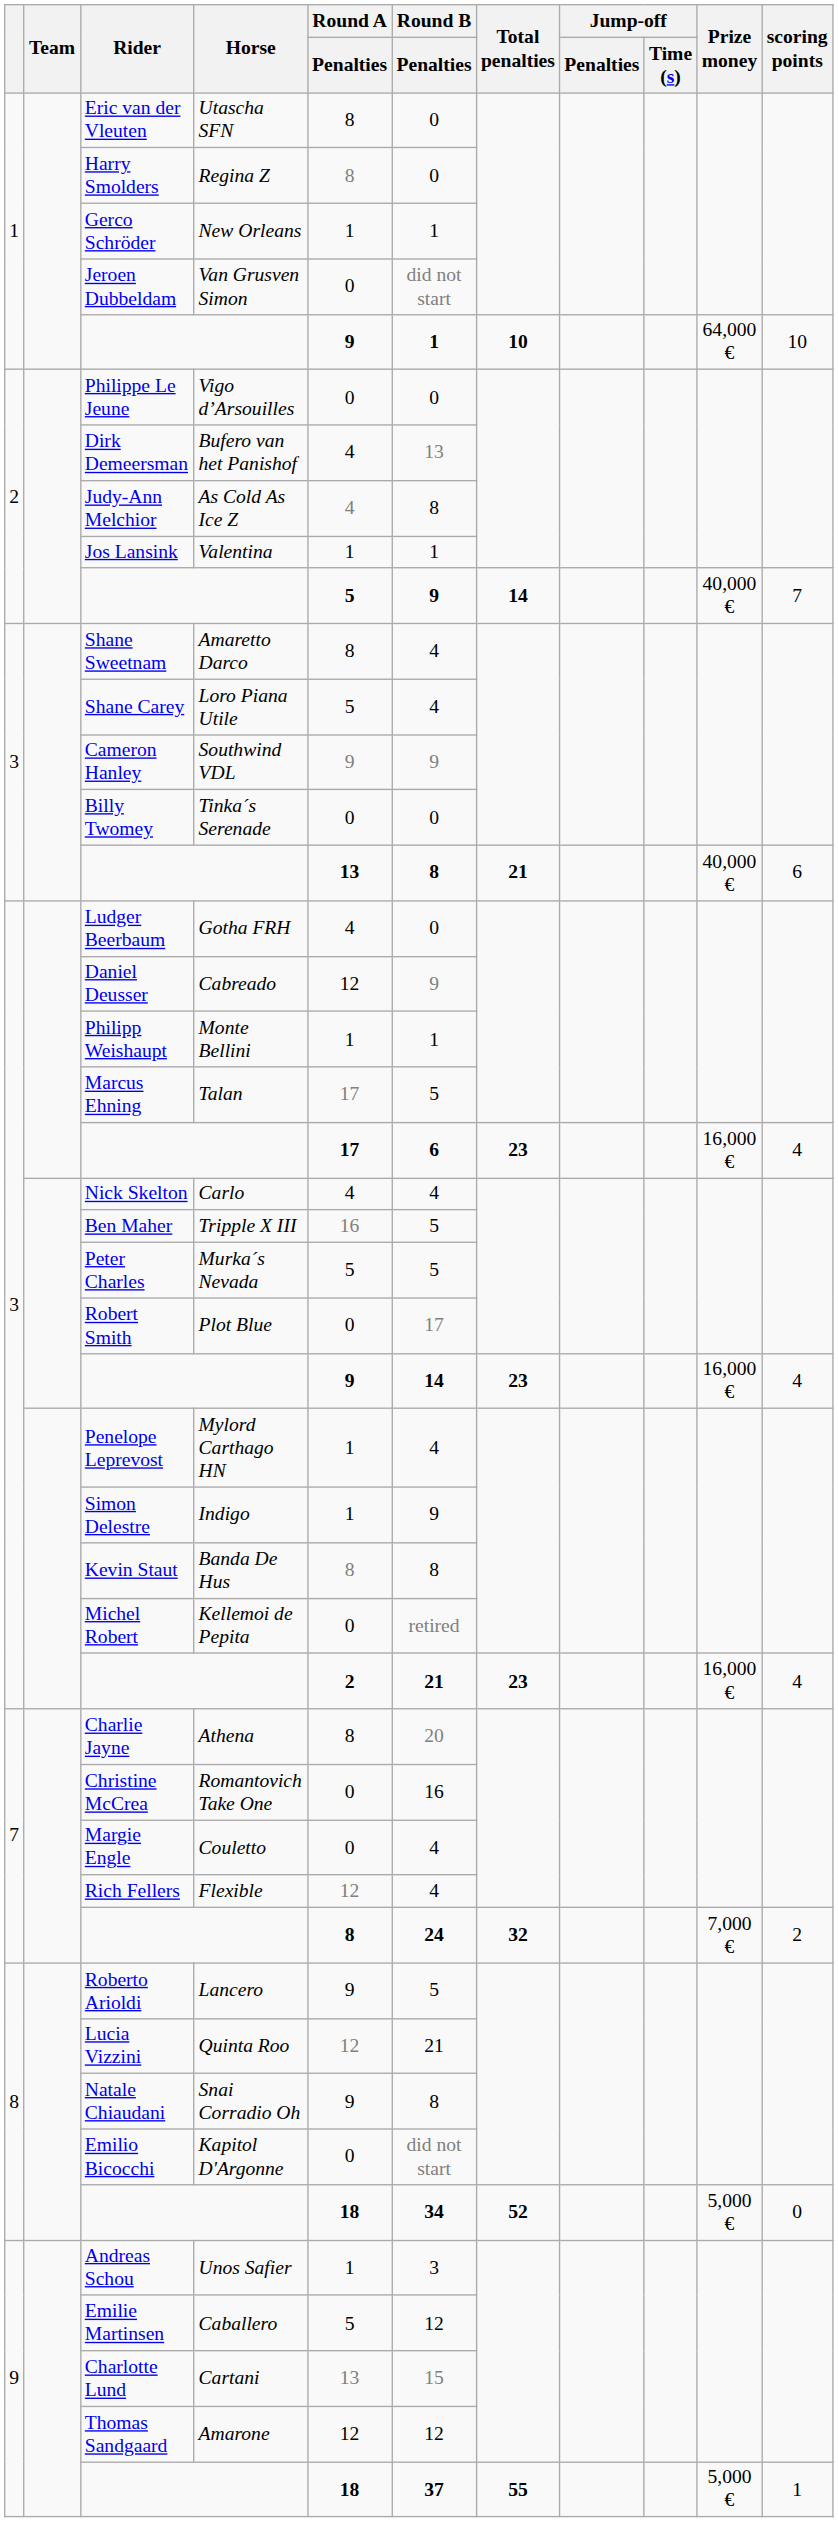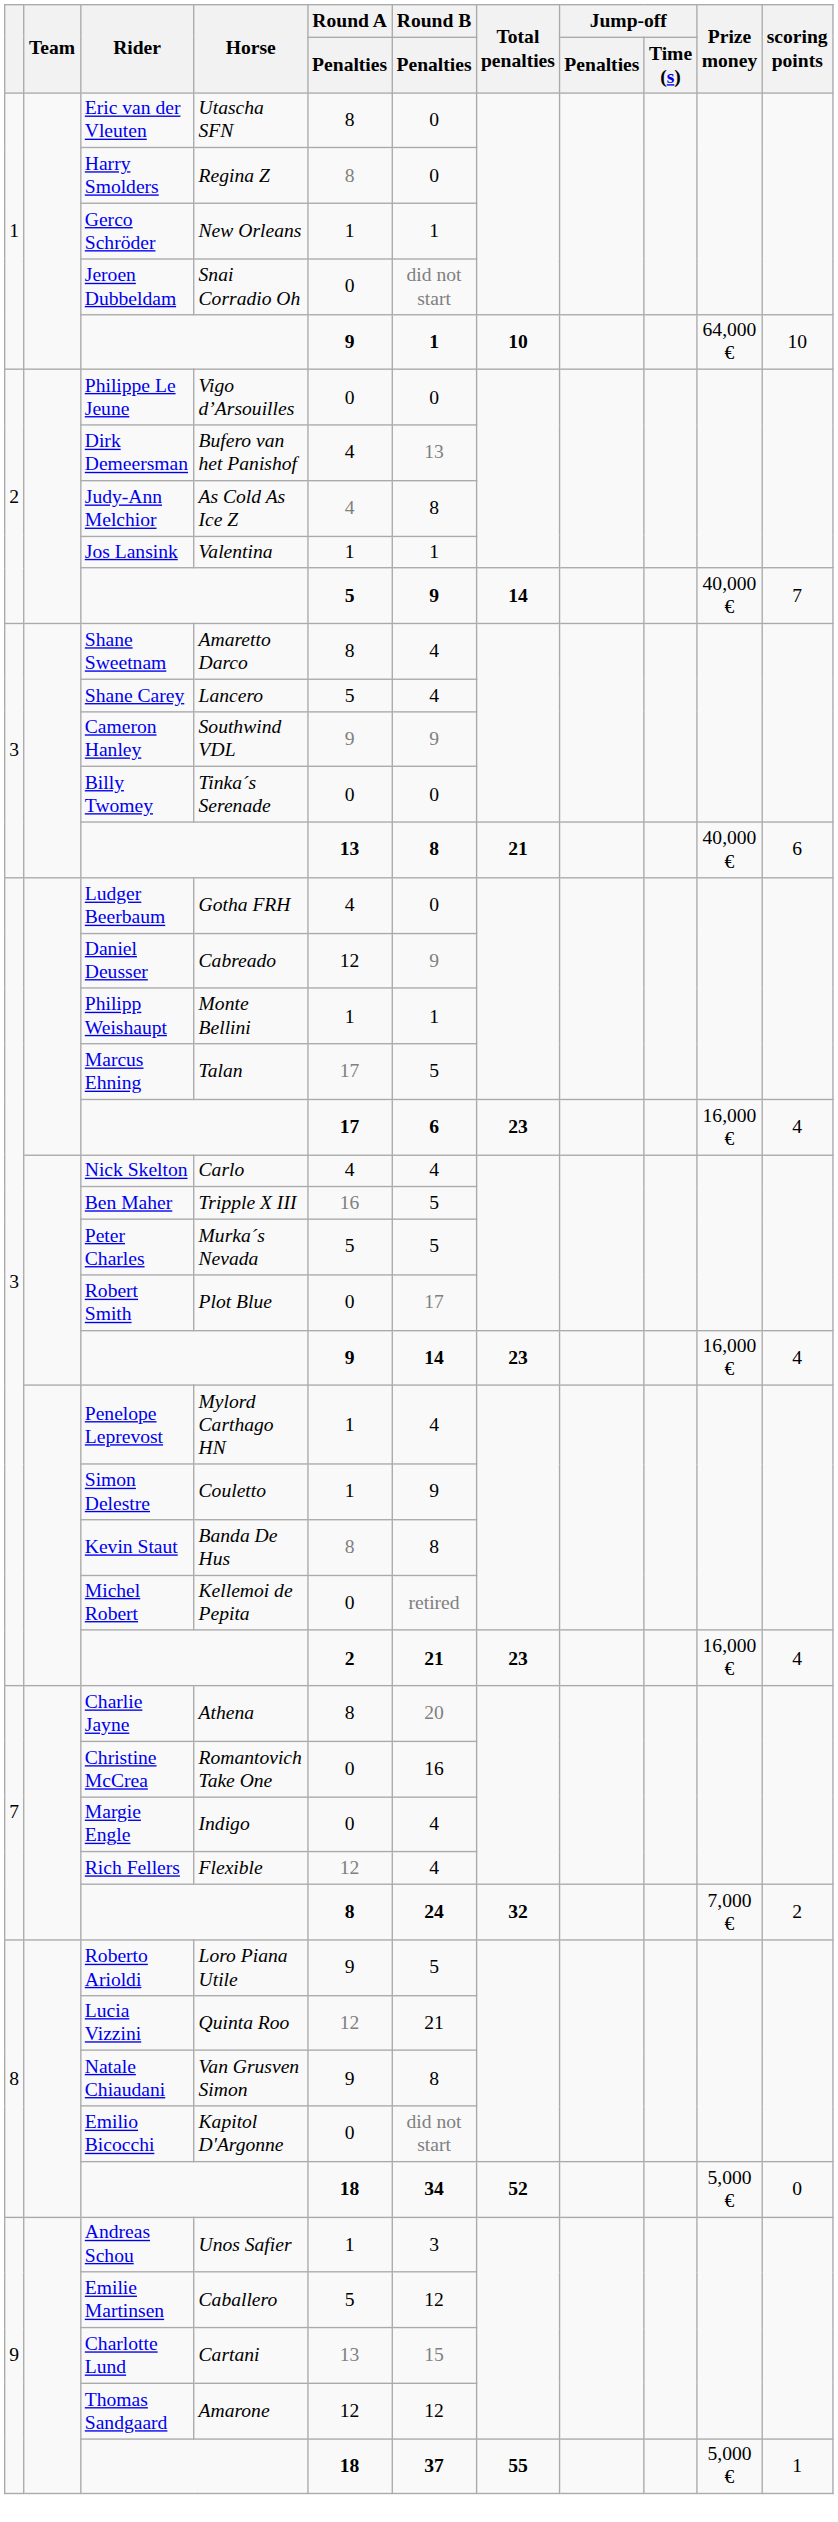(249, 286) Van Grusven Simon -> (249, 286) Snai Corradio Oh
(243, 706) Loro Piana Utile -> (231, 695) Lancero
(224, 1515) Indigo -> (232, 1491) Couletto
(232, 1847) Couletto -> (224, 1824) Indigo
(231, 1990) Lancero -> (243, 1967) Loro Piana Utile
(249, 2101) Snai Corradio Oh -> (249, 2078) Van Grusven Simon
